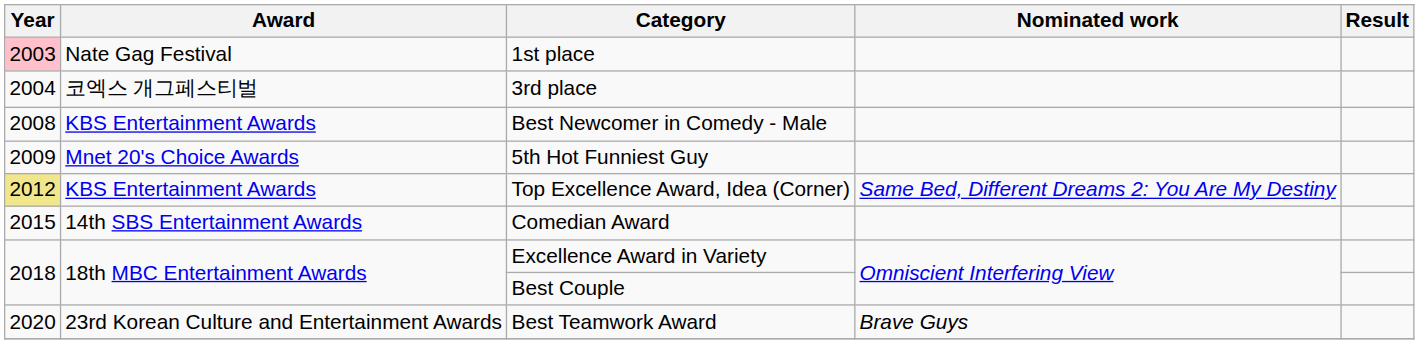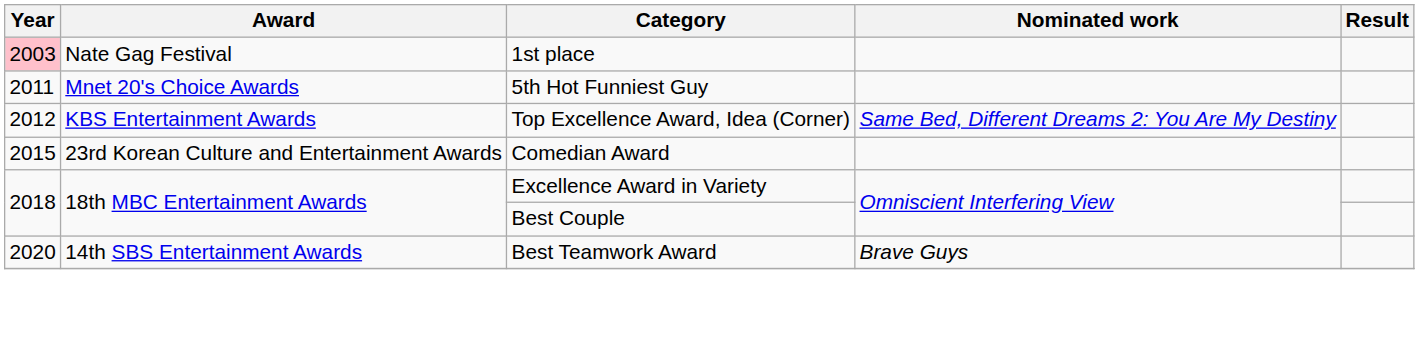- row: (554, 88)
- row: (669, 123)
(33, 156) 2009 -> (32, 86) 2011
(33, 189) khaki background -> (33, 119) no background
(214, 222) 14th SBS Entertainment Awards -> (284, 152) 23rd Korean Culture and Entertainment Awards
(284, 321) 23rd Korean Culture and Entertainment Awards -> (214, 251) 14th SBS Entertainment Awards
